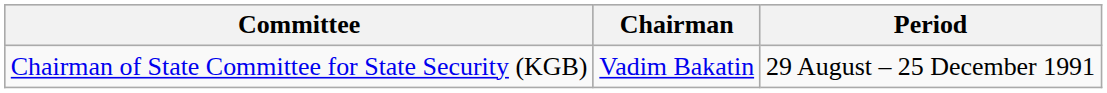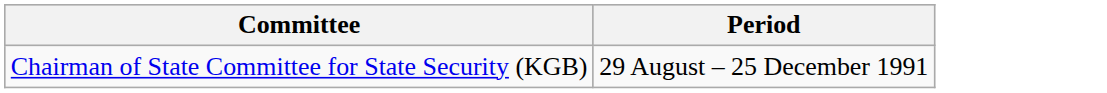- column: (677, 25)
